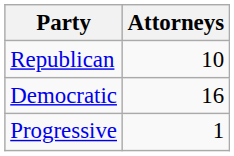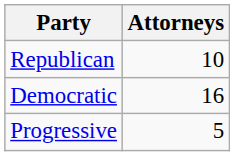(218, 131) 1 -> (218, 131) 5
